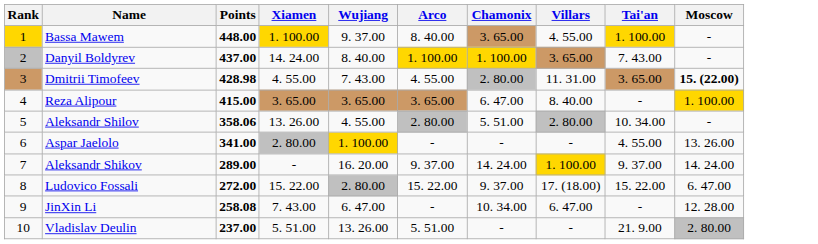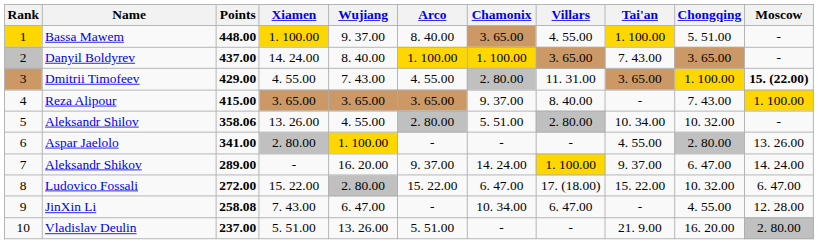+ column: (709, 15)
(238, 79) 428.98 -> (238, 79) 429.00
(502, 100) 6. 47.00 -> (502, 100) 9. 37.00
(502, 185) 9. 37.00 -> (502, 185) 6. 47.00
